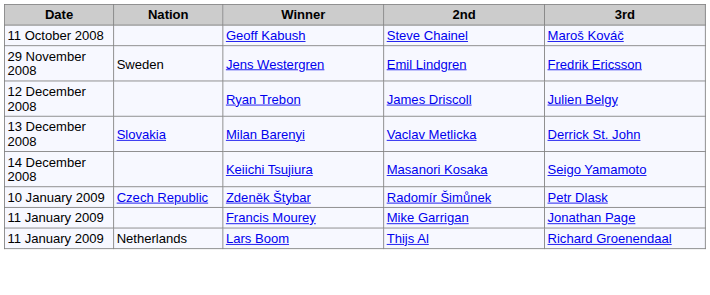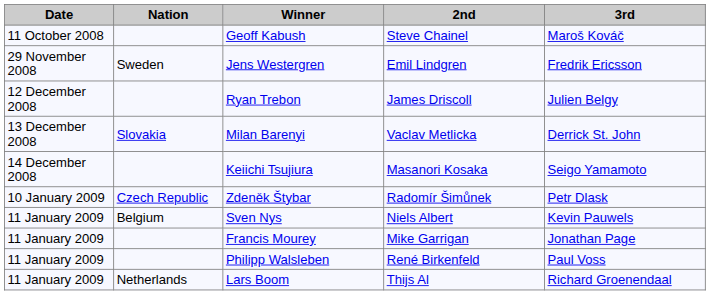+ row: (254, 218)
+ row: (278, 259)
